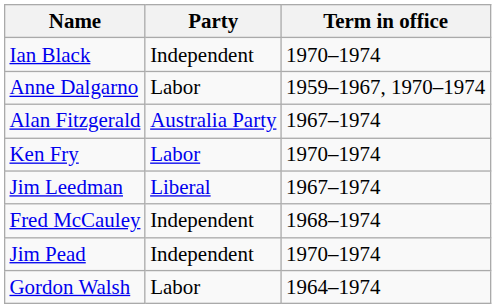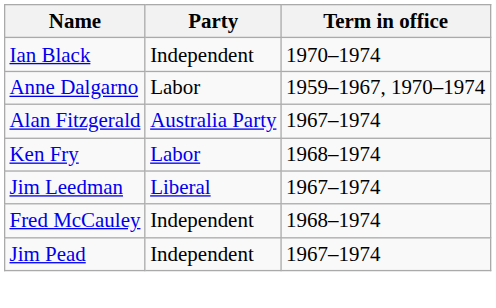(333, 154) 1970–1974 -> (333, 154) 1968–1974
(333, 253) 1970–1974 -> (333, 253) 1967–1974
- row: (70, 287)
